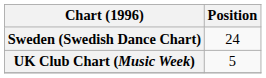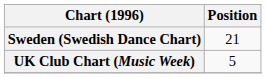(232, 38) 24 -> (232, 38) 21
